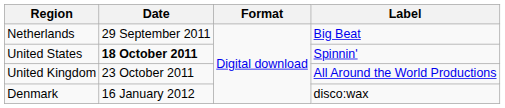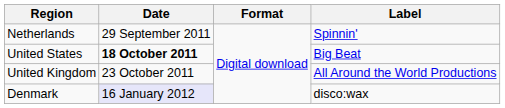(337, 34) Big Beat -> (336, 34) Spinnin'
(336, 53) Spinnin' -> (337, 53) Big Beat
(148, 93) no background -> (148, 93) lavender background
